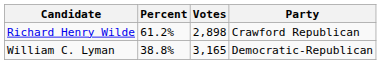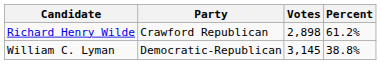columns swapped: (302, 14) <-> (164, 14)
(210, 50) 3,165 -> (304, 50) 3,145
